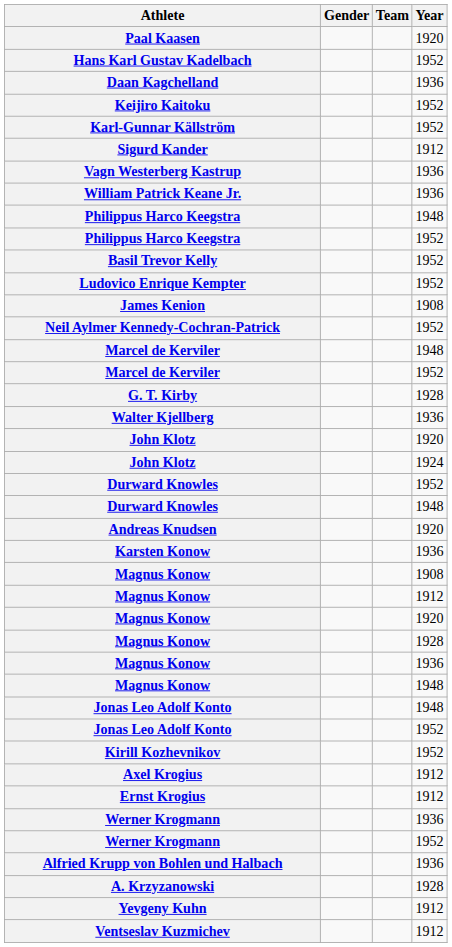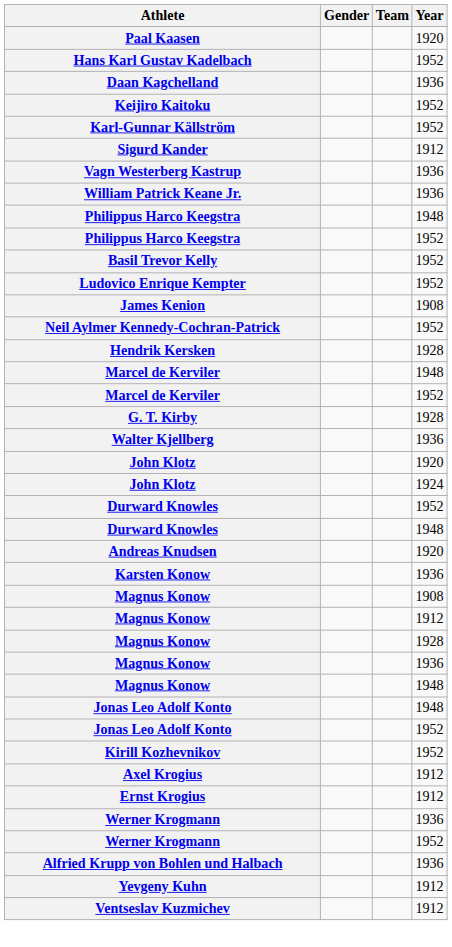+ row: (163, 350)
- row: (163, 618)
- row: (163, 886)
